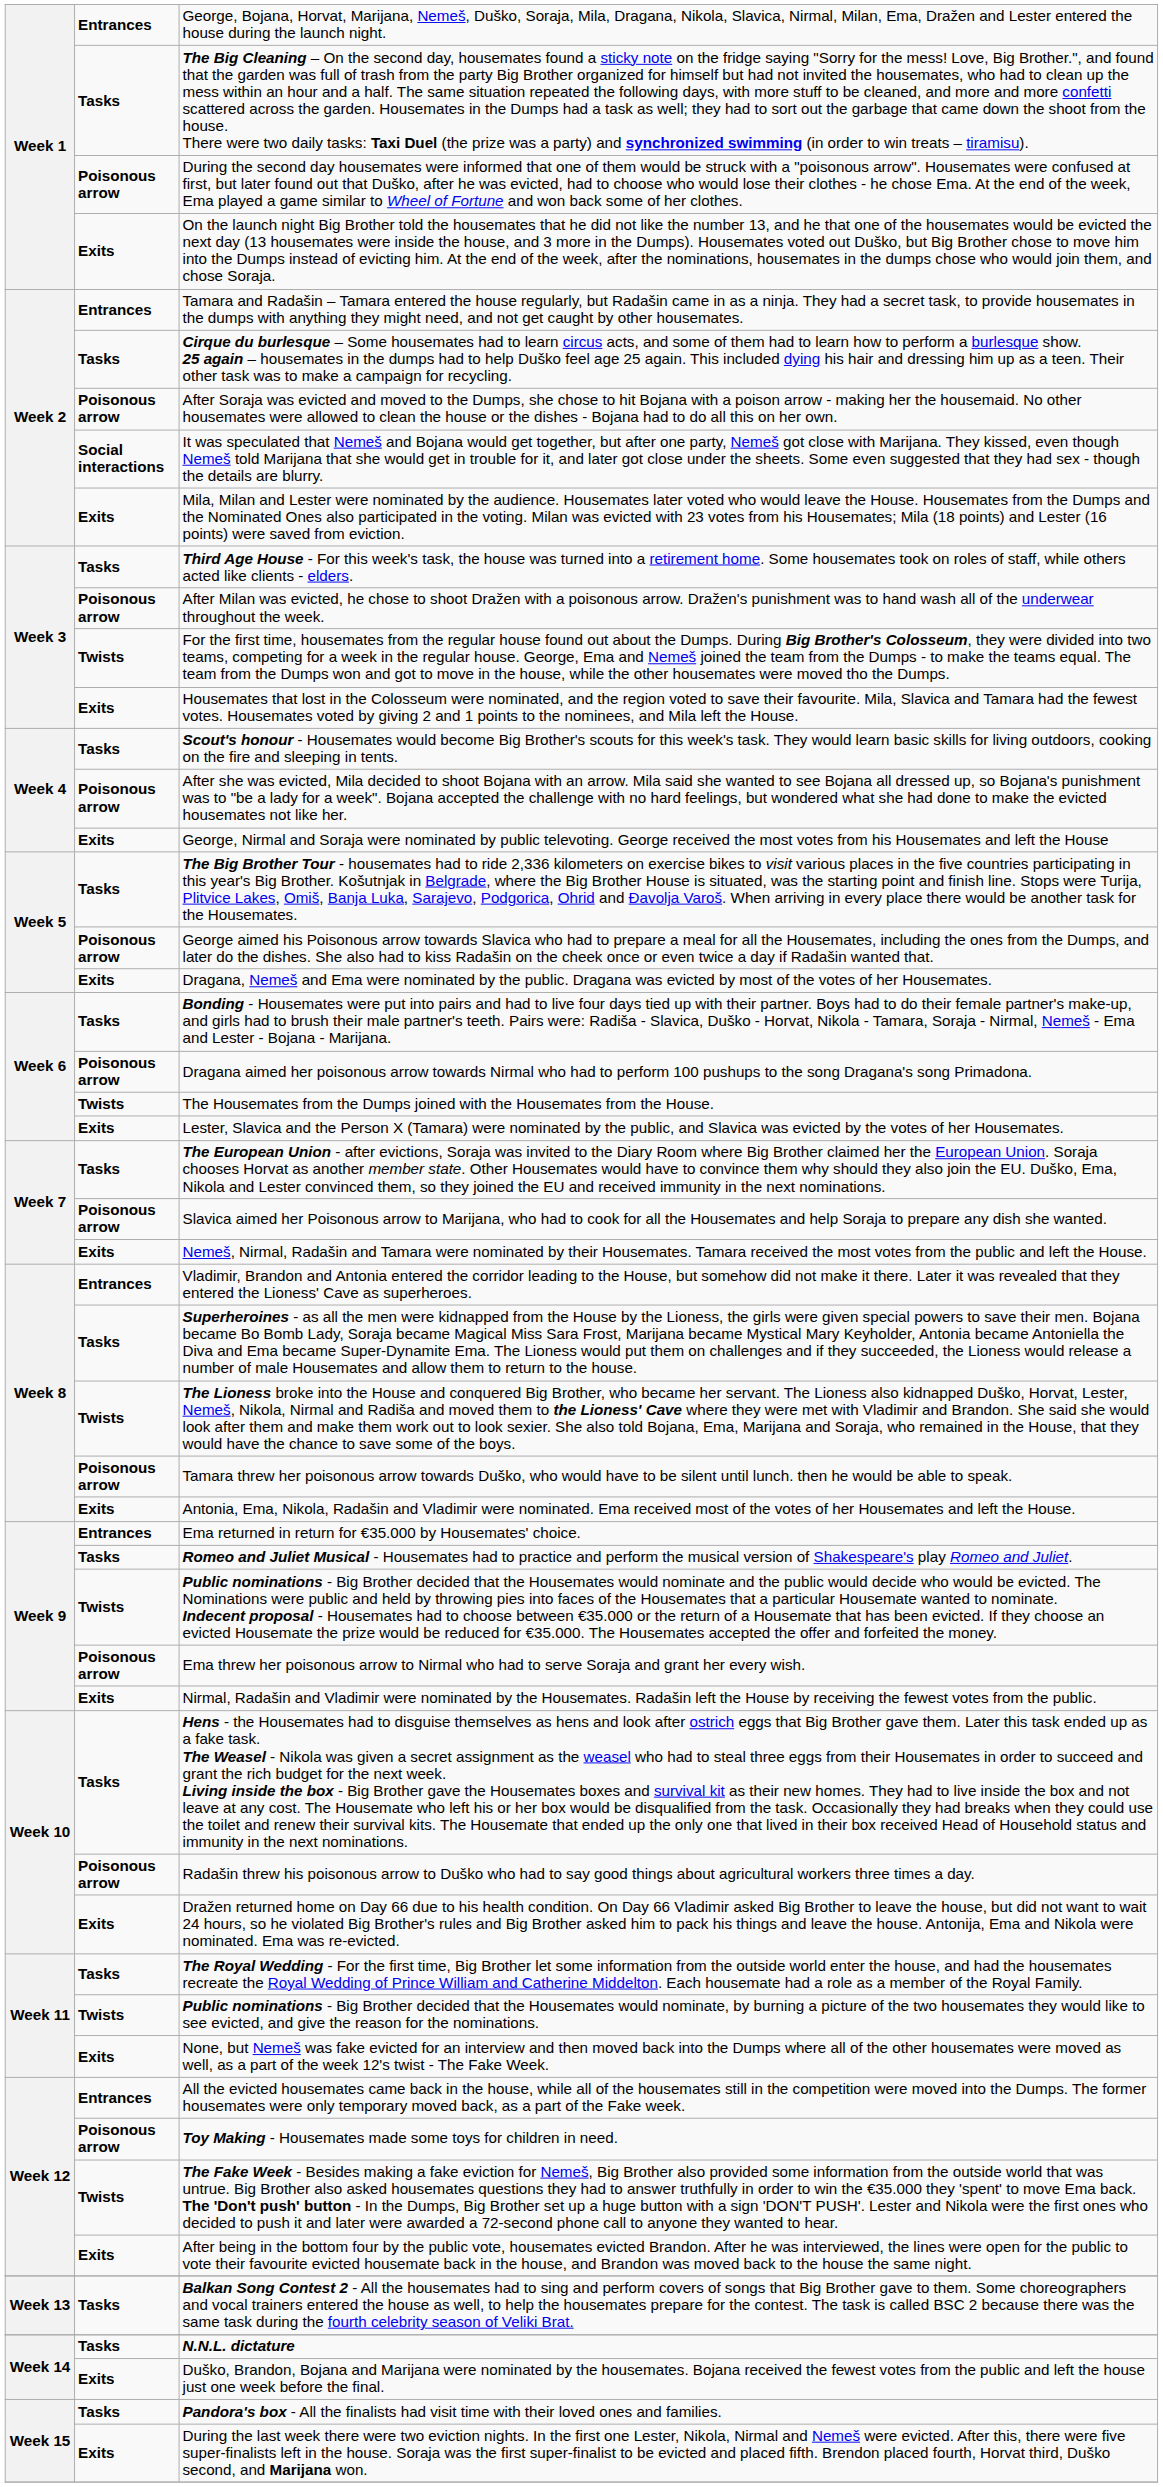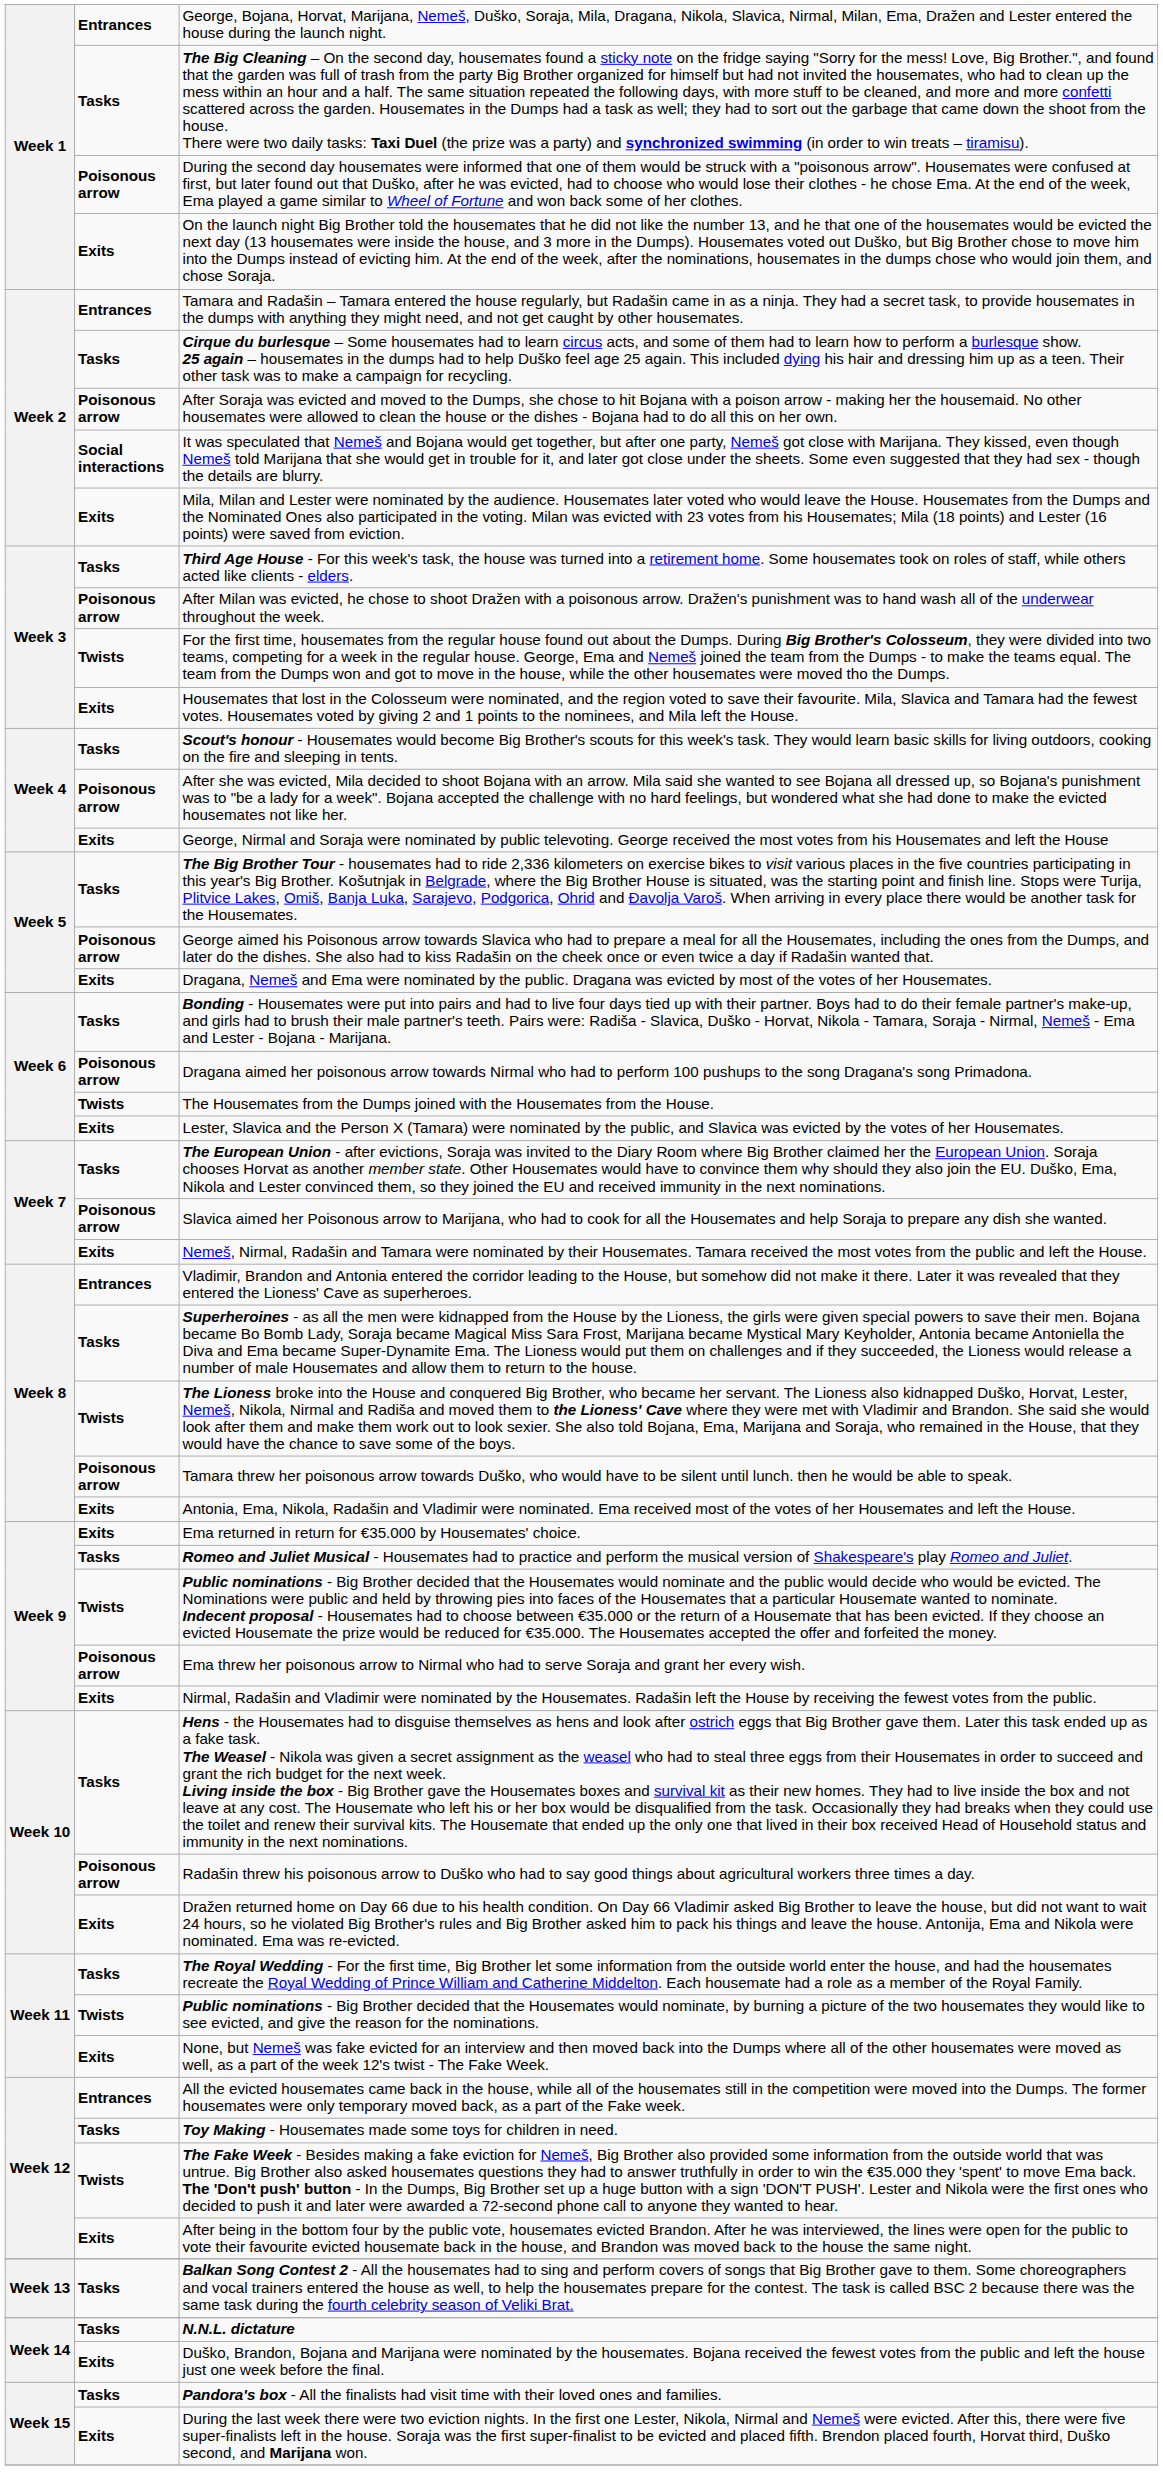(115, 1533) Entrances -> (96, 1533) Exits
(117, 2138) Poisonous arrow -> (99, 2130) Tasks
